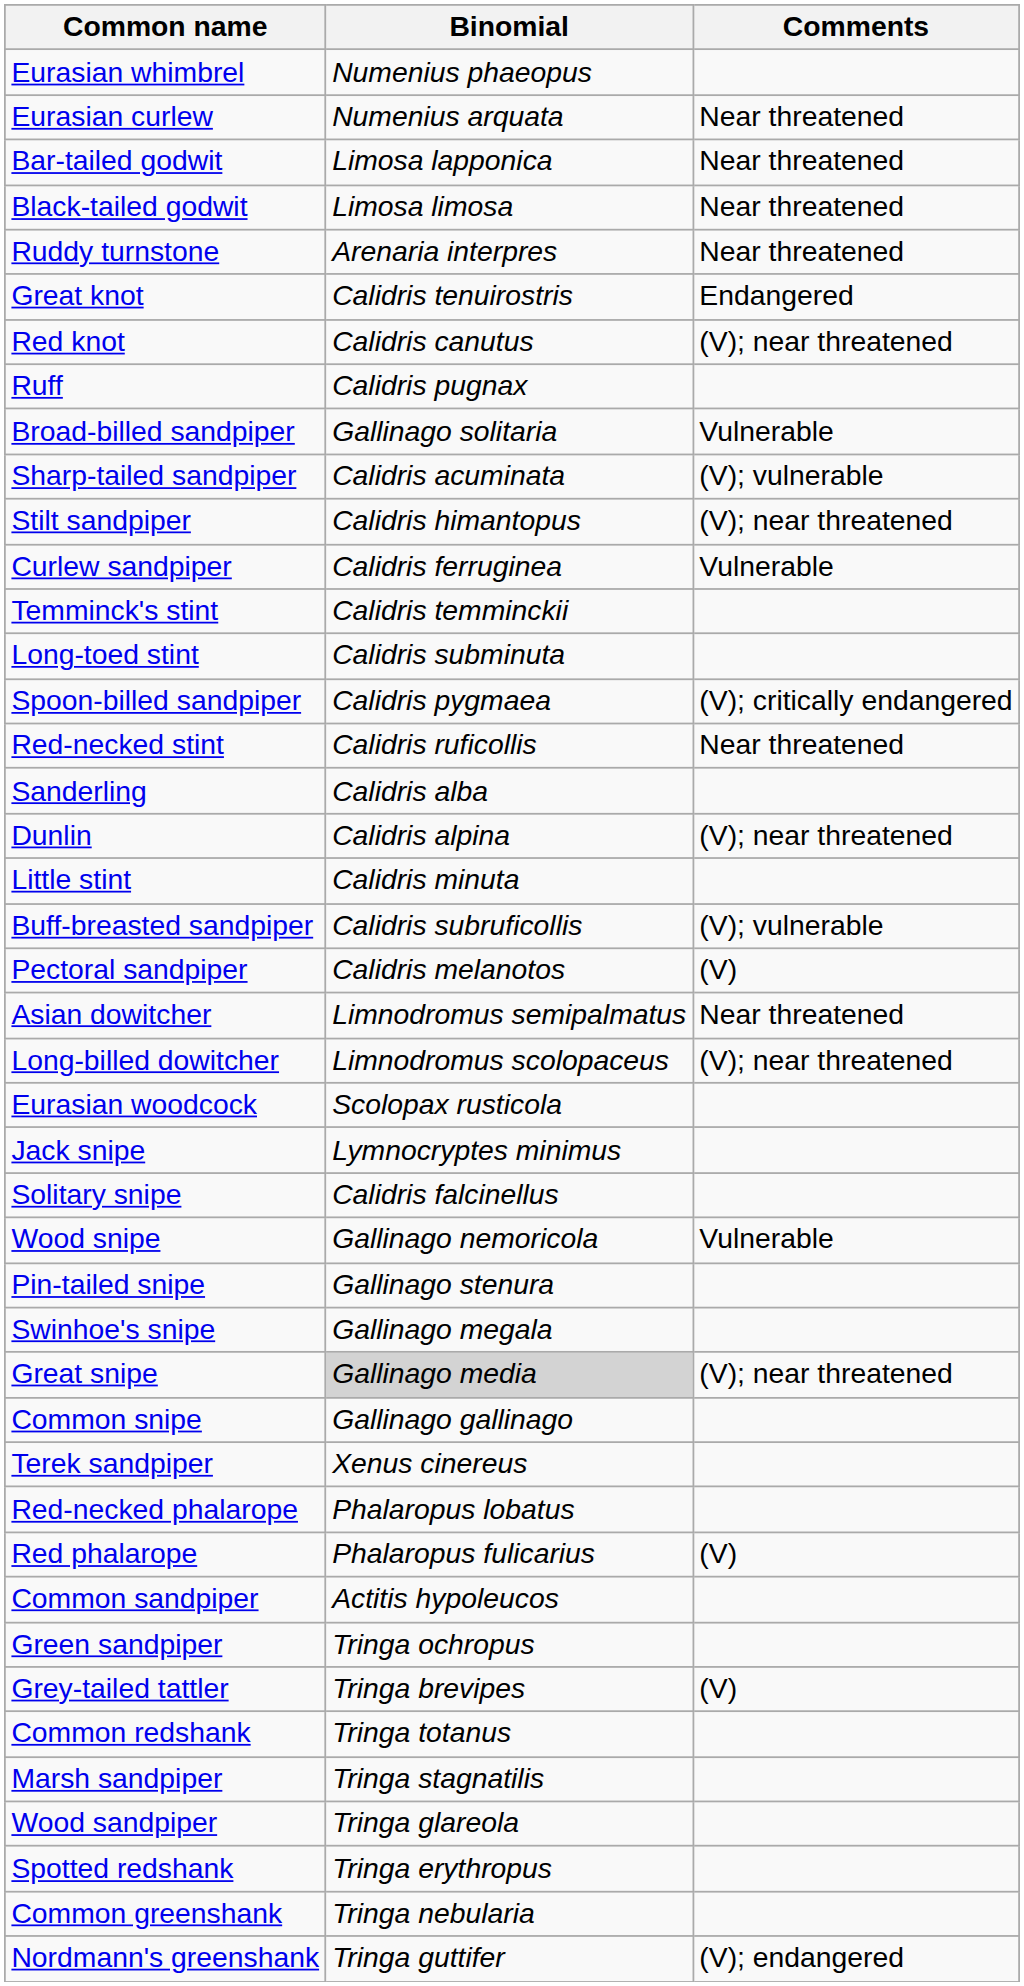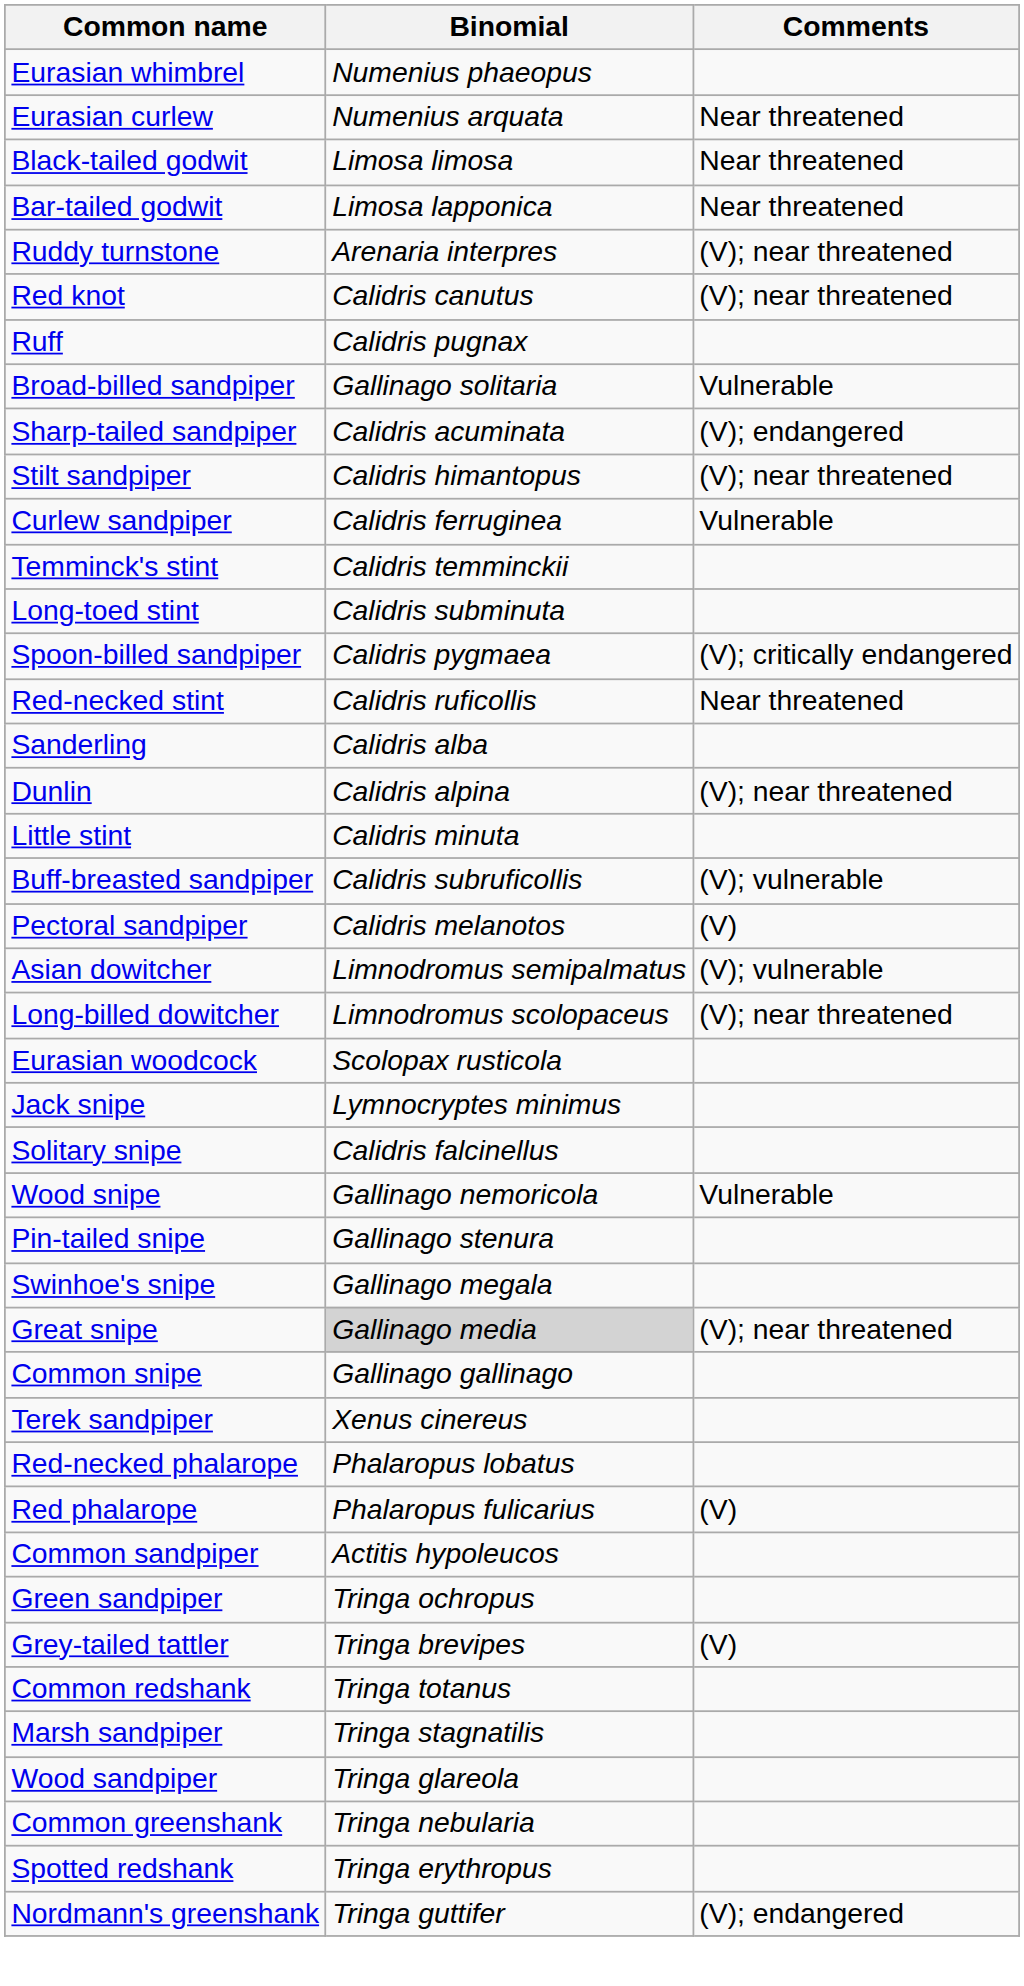rows swapped: (117, 161) <-> (129, 206)
(802, 251) Near threatened -> (826, 251) (V); near threatened
- row: (78, 296)
(791, 476) (V); vulnerable -> (802, 431) (V); endangered
(802, 1015) Near threatened -> (791, 970) (V); vulnerable
rows swapped: (122, 1868) <-> (147, 1913)
